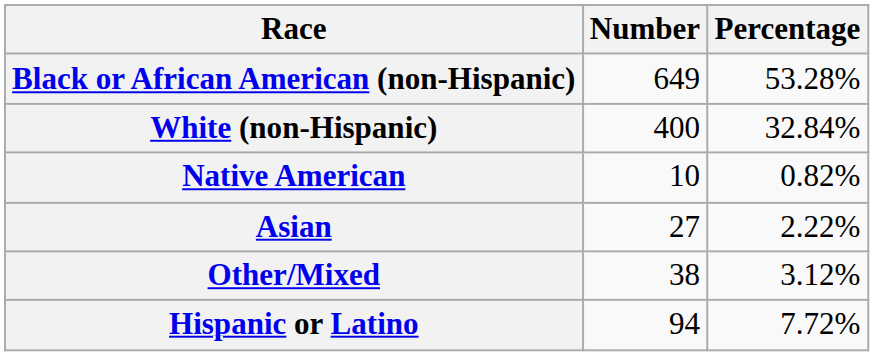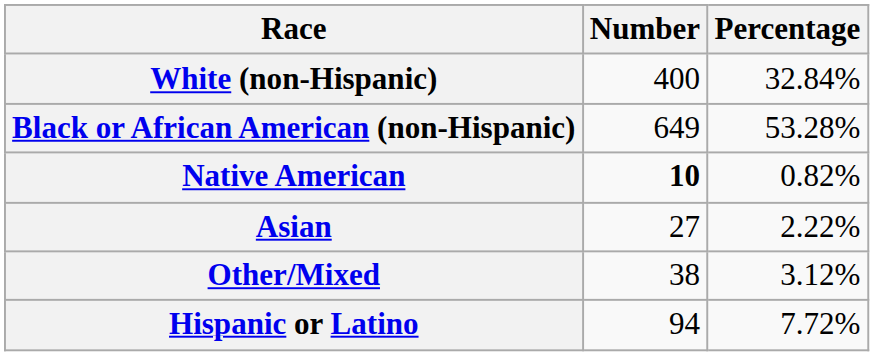rows swapped: (294, 127) <-> (294, 78)
(685, 176) normal -> (685, 176) bold
